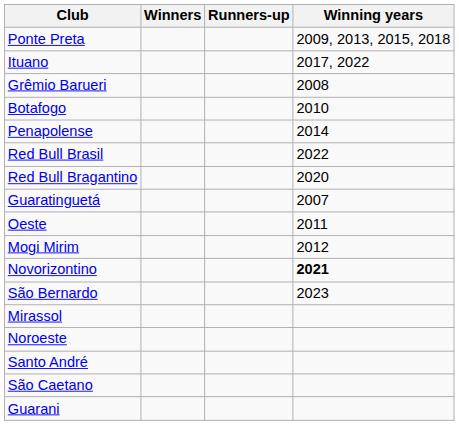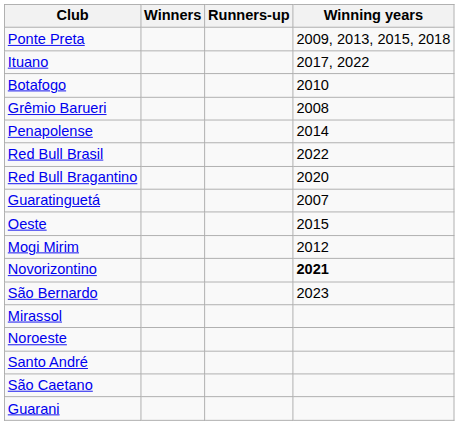rows swapped: (37, 108) <-> (57, 85)
(312, 223) 2011 -> (313, 223) 2015
